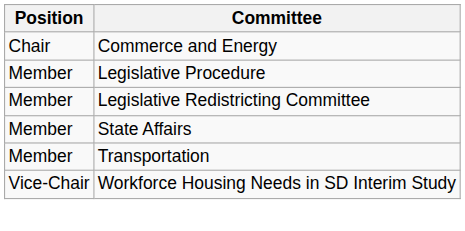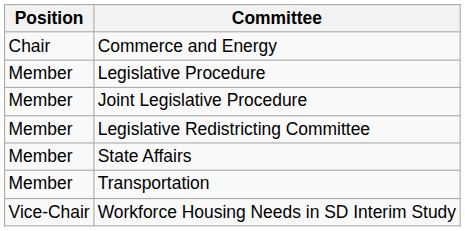+ row: (202, 101)
